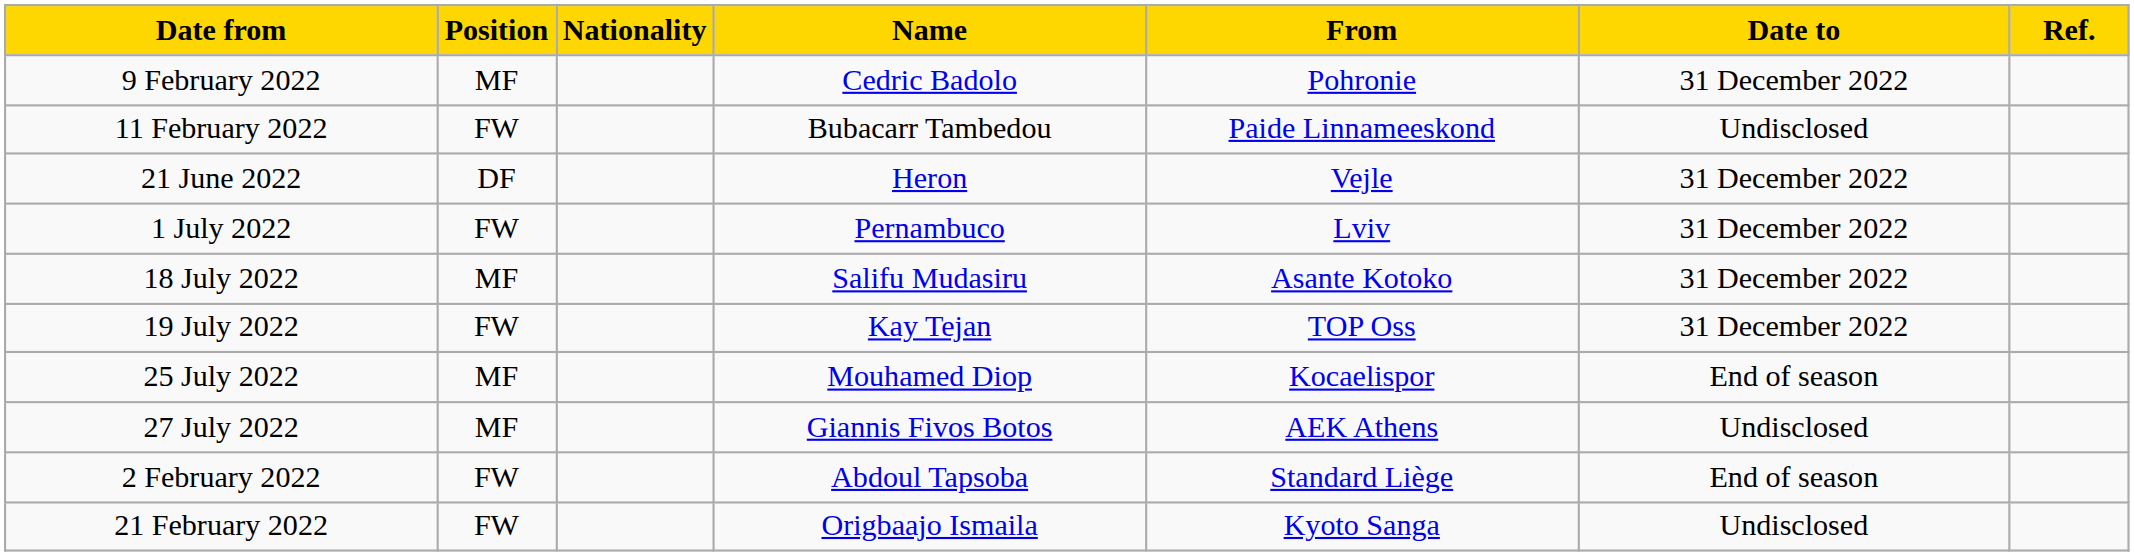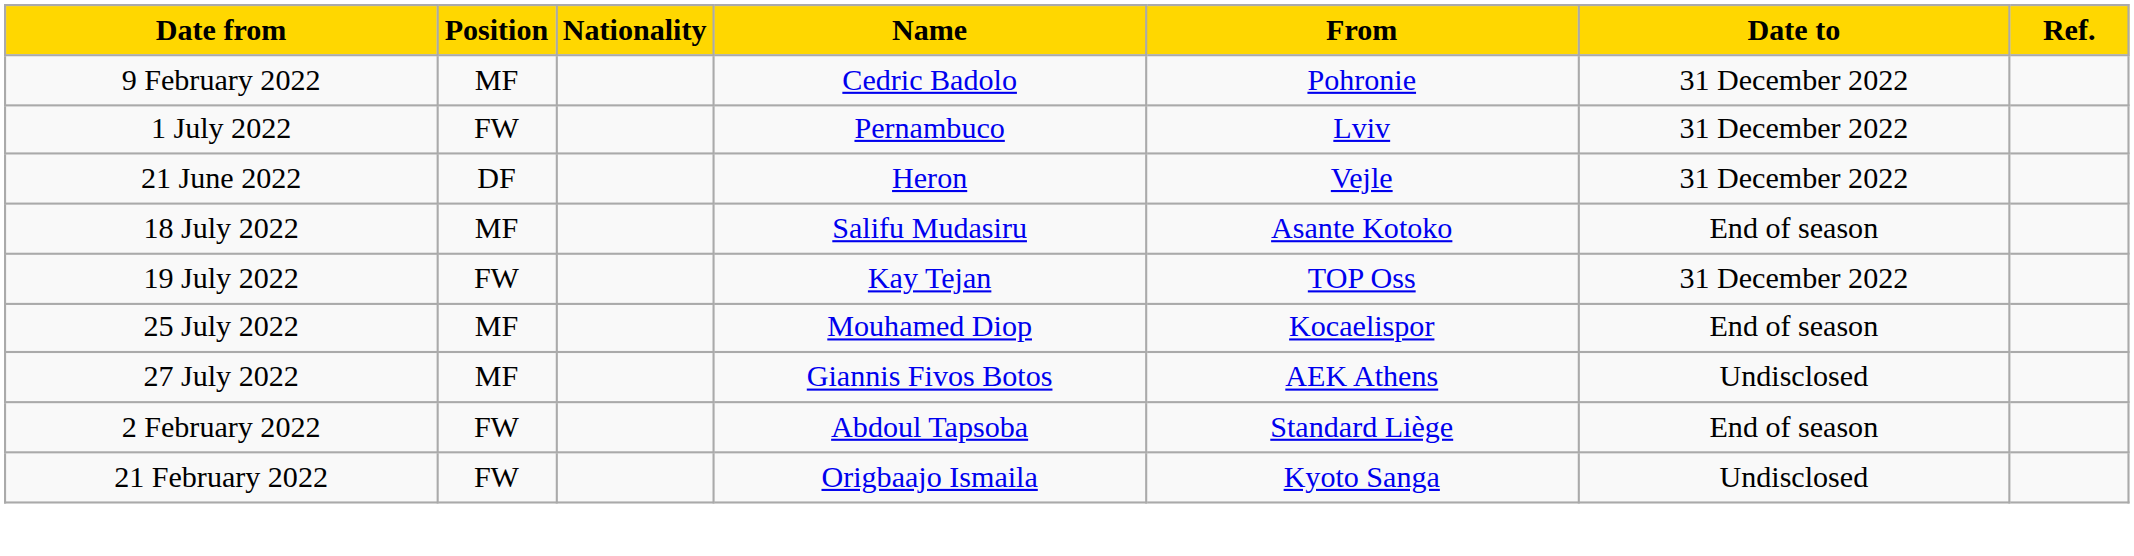- row: (221, 128)
rows swapped: (221, 178) <-> (221, 228)
(1794, 277) 31 December 2022 -> (1794, 228) End of season
